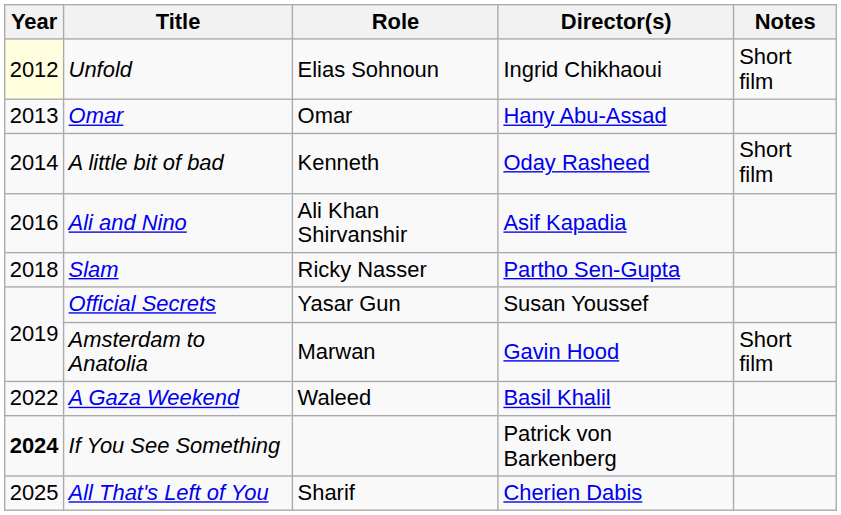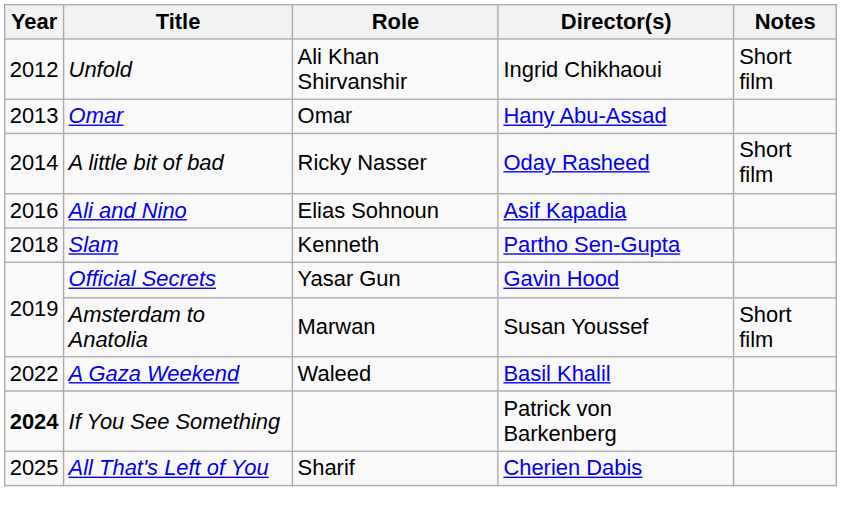(34, 68) lightyellow background -> (34, 68) no background
(368, 68) Elias Sohnoun -> (352, 68) Ali Khan Shirvanshir
(338, 163) Kenneth -> (362, 163) Ricky Nasser
(352, 222) Ali Khan Shirvanshir -> (368, 210) Elias Sohnoun
(362, 269) Ricky Nasser -> (338, 245) Kenneth
(576, 304) Susan Youssef -> (561, 279) Gavin Hood
(561, 351) Gavin Hood -> (576, 326) Susan Youssef
